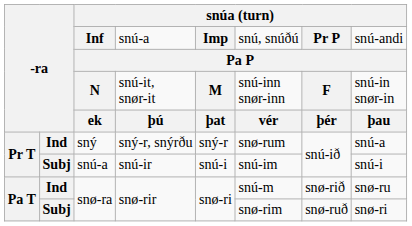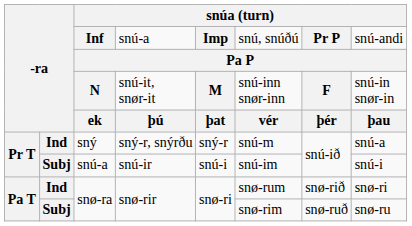(262, 143) snø-rum -> (256, 143) snú-m
(256, 187) snú-m -> (262, 187) snø-rum
(373, 187) snø-ru -> (371, 187) snø-ri
(371, 210) snø-ri -> (373, 210) snø-ru
